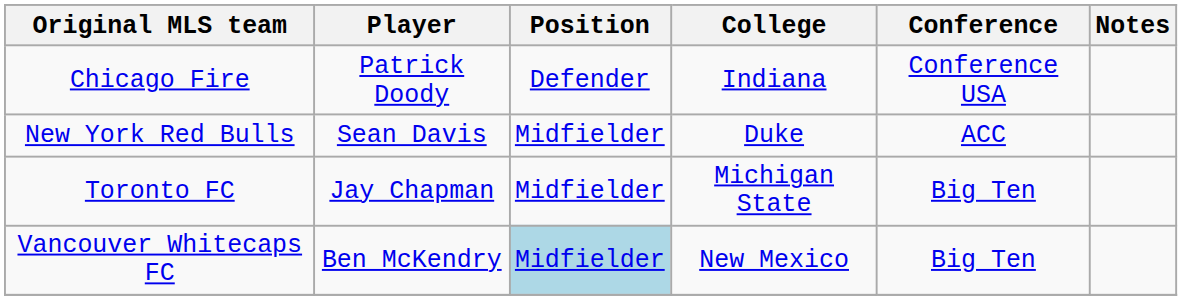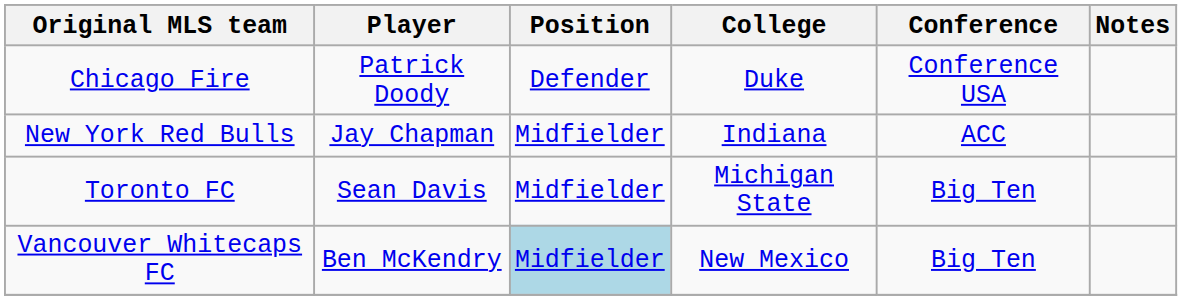(774, 80) Indiana -> (774, 80) Duke
(412, 135) Sean Davis -> (412, 135) Jay Chapman
(774, 135) Duke -> (774, 135) Indiana
(412, 191) Jay Chapman -> (412, 191) Sean Davis
